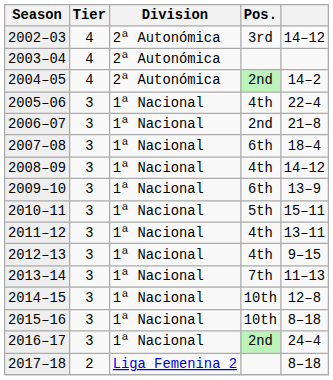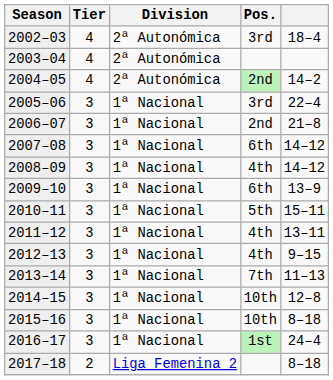(304, 37) 14–12 -> (304, 37) 18–4
(260, 103) 4th -> (260, 103) 3rd
(304, 146) 18–4 -> (304, 146) 14–12
(260, 342) 2nd -> (260, 342) 1st
